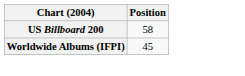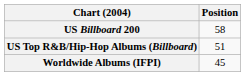+ row: (102, 46)
